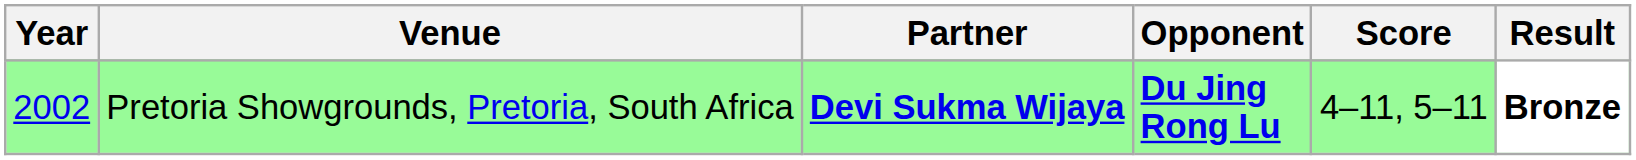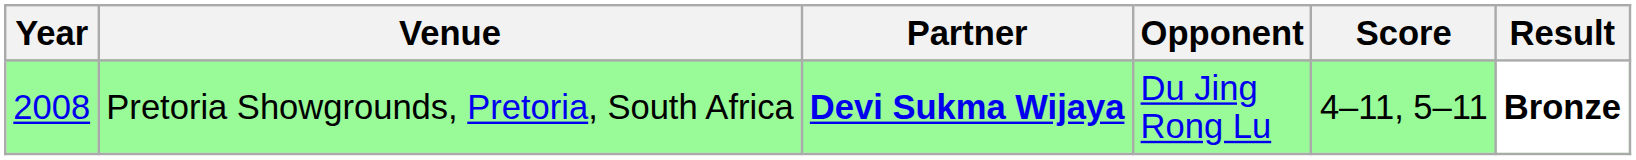(52, 107) 2002 -> (52, 107) 2008
(1211, 107) bold -> (1206, 107) normal
